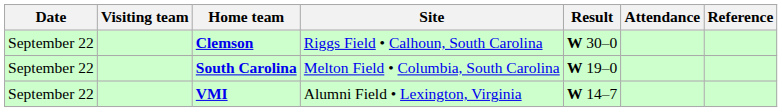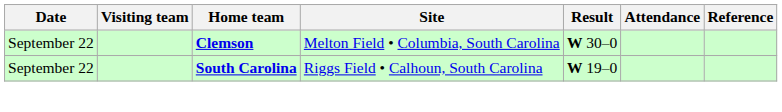(423, 43) Riggs Field • Calhoun, South Carolina -> (432, 43) Melton Field • Columbia, South Carolina
(432, 68) Melton Field • Columbia, South Carolina -> (423, 68) Riggs Field • Calhoun, South Carolina
- row: (212, 94)
